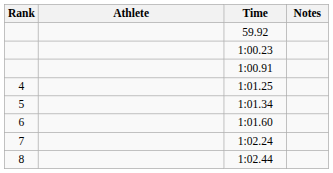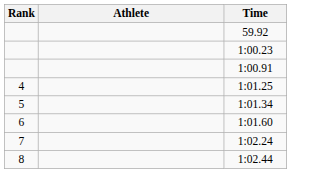- column: (307, 13)
